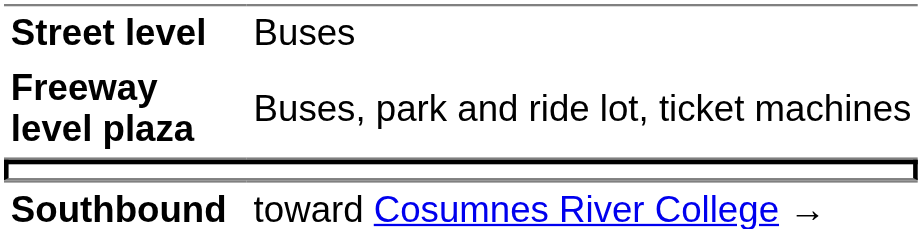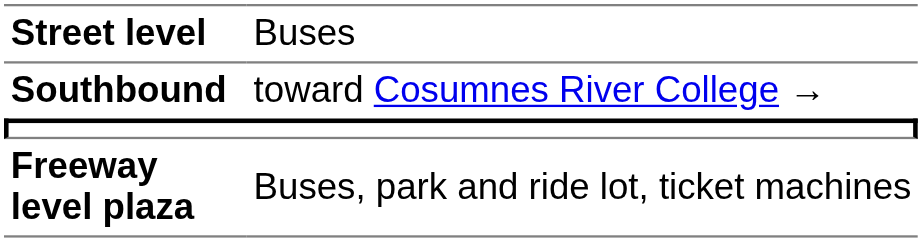rows swapped: (119, 209) <-> (103, 108)
